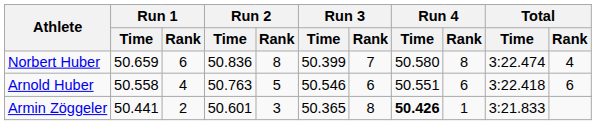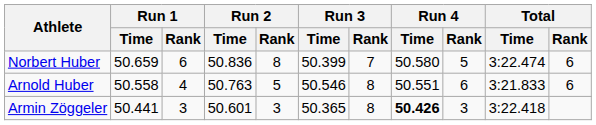(464, 62) 8 -> (464, 62) 5
(570, 62) 4 -> (570, 62) 6
(370, 85) 6 -> (370, 85) 8
(517, 85) 3:22.418 -> (517, 85) 3:21.833
(183, 108) 2 -> (183, 108) 3
(464, 108) 1 -> (464, 108) 3
(517, 108) 3:21.833 -> (517, 108) 3:22.418
